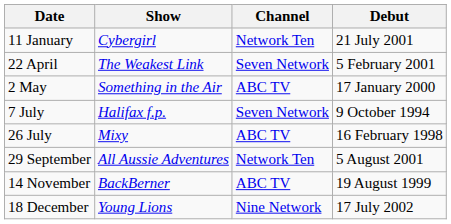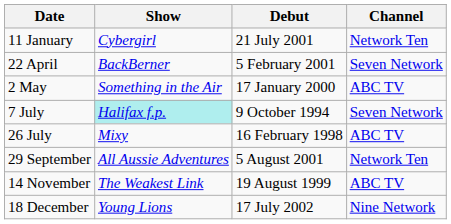columns swapped: (282, 16) <-> (389, 16)
(151, 64) The Weakest Link -> (134, 64) BackBerner
(132, 111) no background -> (132, 111) paleturquoise background
(134, 183) BackBerner -> (151, 183) The Weakest Link
